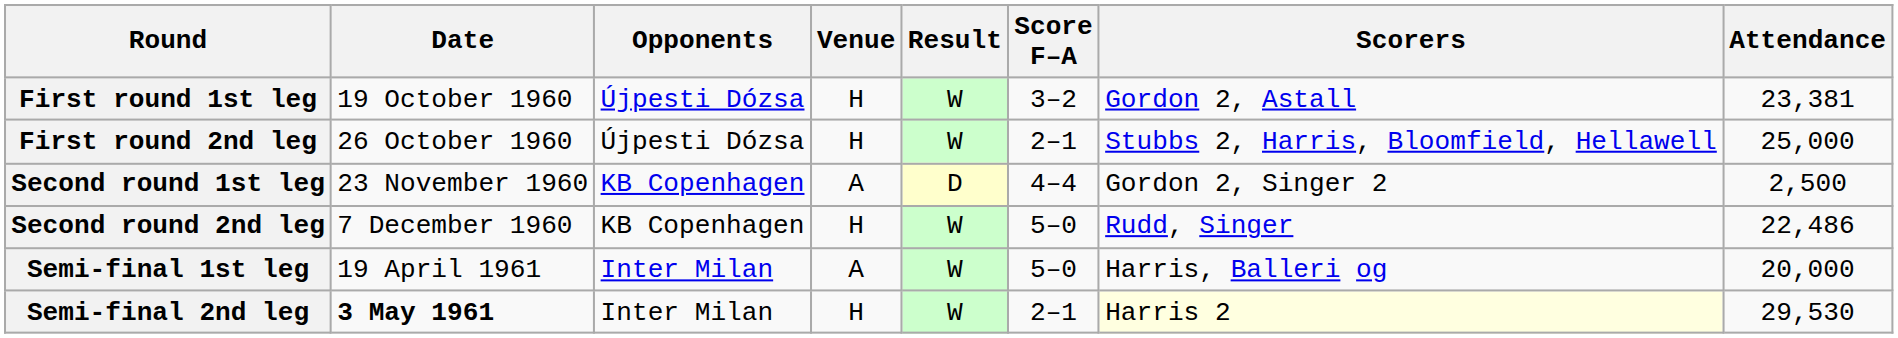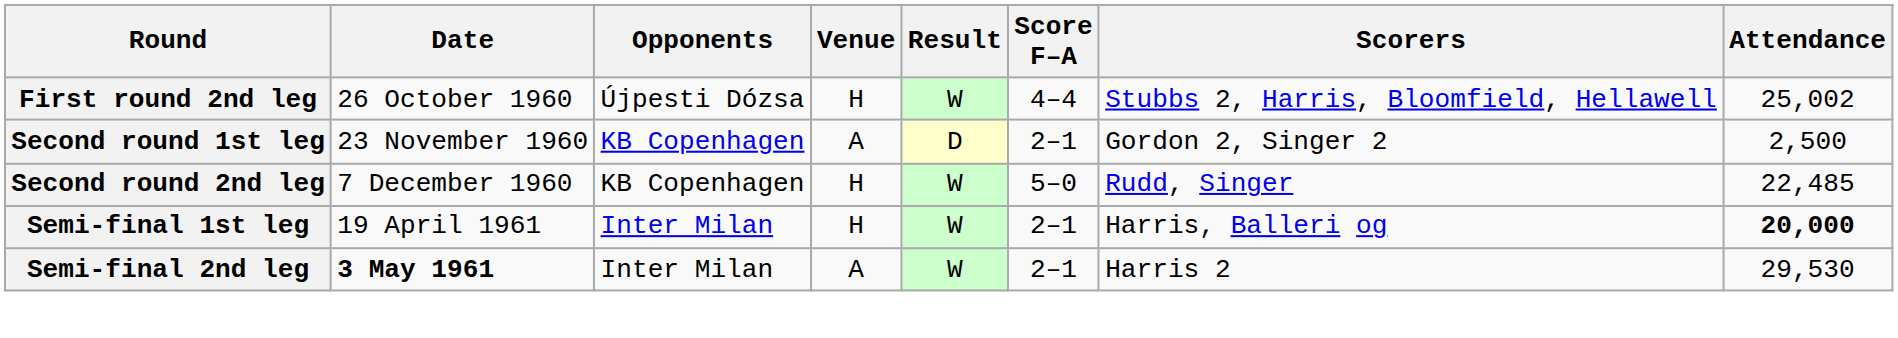- row: (168, 99)
(1054, 142) 2–1 -> (1054, 99) 4–4
(1808, 142) 25,000 -> (1808, 99) 25,002
(1054, 184) 4–4 -> (1054, 142) 2–1
(1808, 227) 22,486 -> (1808, 184) 22,485
(856, 269) A -> (856, 227) H
(1054, 269) 5–0 -> (1054, 227) 2–1
(1808, 269) normal -> (1808, 227) bold
(856, 312) H -> (856, 269) A
(1168, 312) lightyellow background -> (1168, 269) no background
